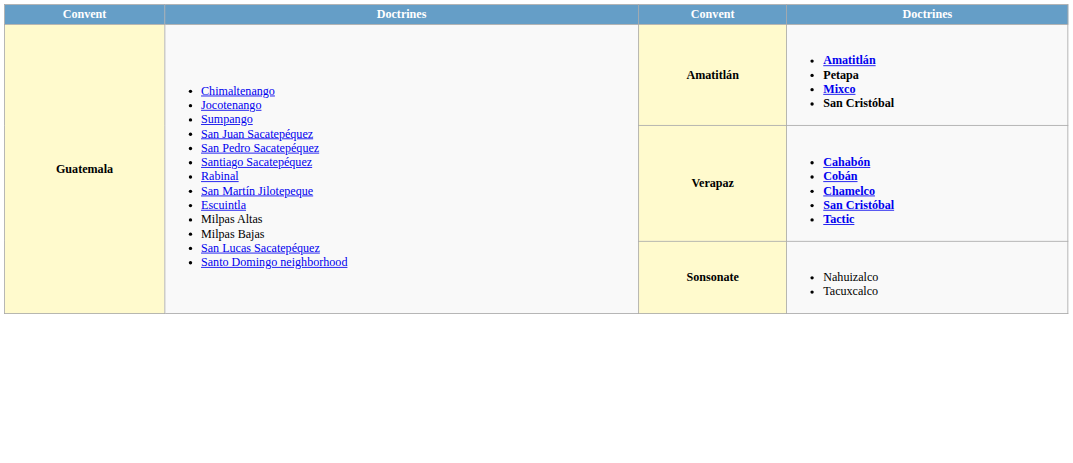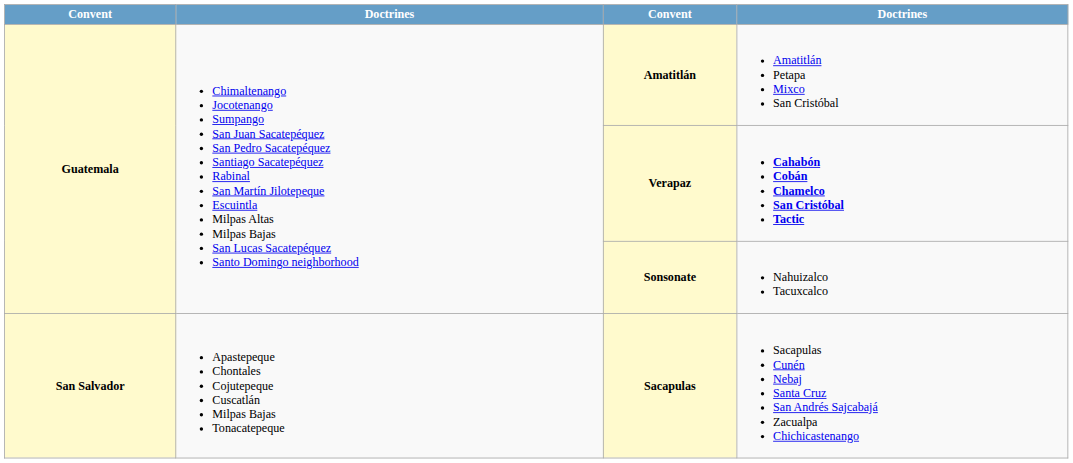(927, 83) bold -> (902, 83) normal
+ row: (670, 386)
